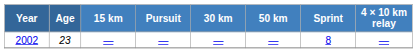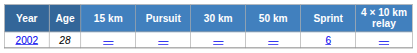(65, 40) 23 -> (65, 40) 28
(328, 40) 8 -> (328, 40) 6
